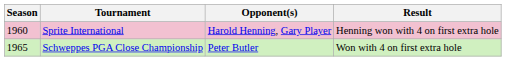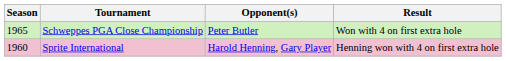rows swapped: (83, 30) <-> (123, 47)
